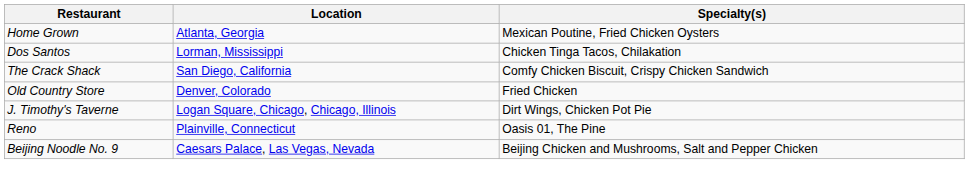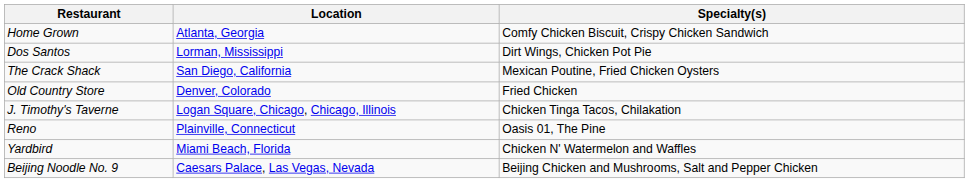(611, 33) Mexican Poutine, Fried Chicken Oysters -> (635, 33) Comfy Chicken Biscuit, Crispy Chicken Sandwich
(592, 52) Chicken Tinga Tacos, Chilakation -> (577, 52) Dirt Wings, Chicken Pot Pie
(635, 71) Comfy Chicken Biscuit, Crispy Chicken Sandwich -> (611, 71) Mexican Poutine, Fried Chicken Oysters
(577, 110) Dirt Wings, Chicken Pot Pie -> (592, 110) Chicken Tinga Tacos, Chilakation
+ row: (30, 149)
